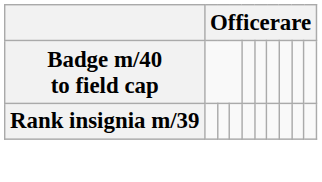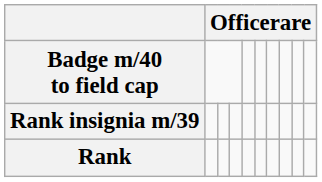+ row: (105, 157)
